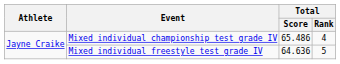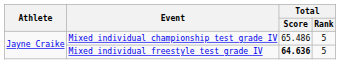(324, 38) 4 -> (324, 38) 5
(296, 52) normal -> (296, 52) bold
